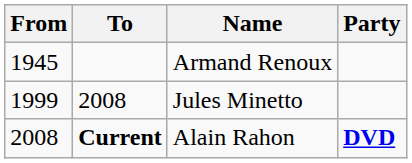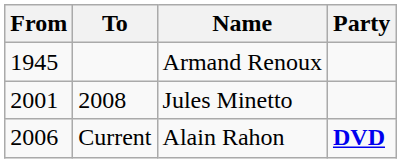(34, 99) 1999 -> (34, 99) 2001
(34, 137) 2008 -> (34, 137) 2006
(120, 137) bold -> (115, 137) normal
